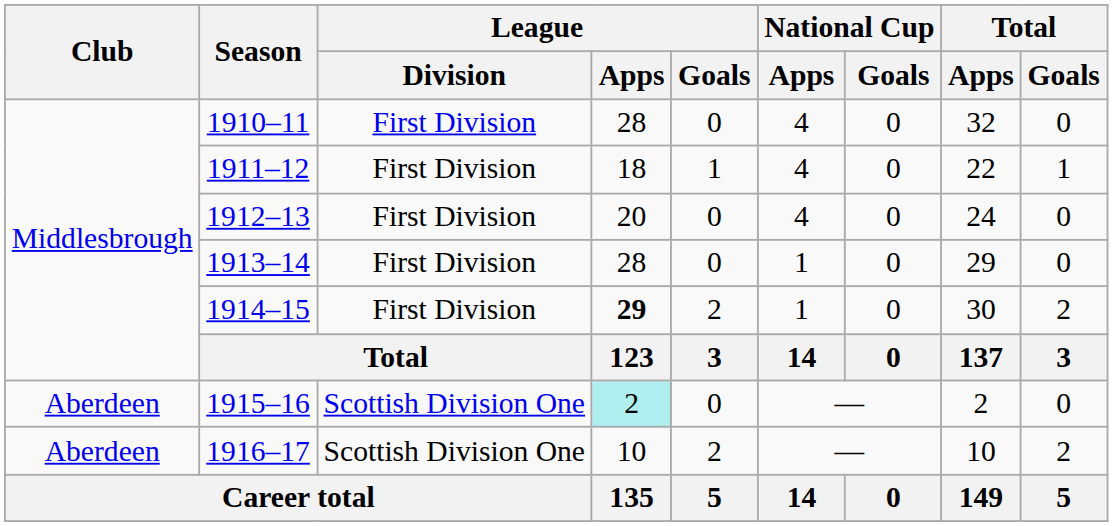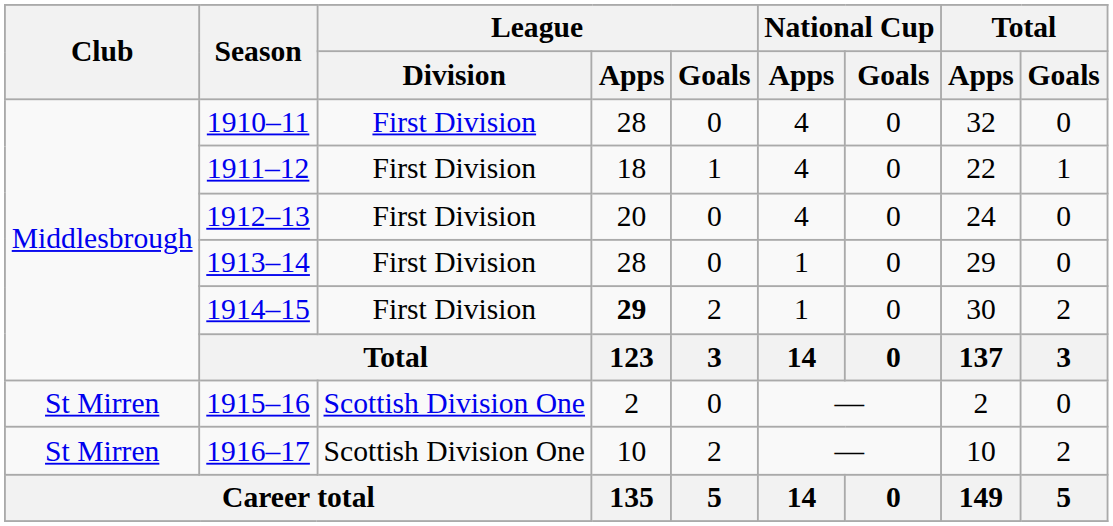(102, 403) Aberdeen -> (102, 403) St Mirren
(632, 403) paleturquoise background -> (632, 403) no background
(102, 450) Aberdeen -> (102, 450) St Mirren
